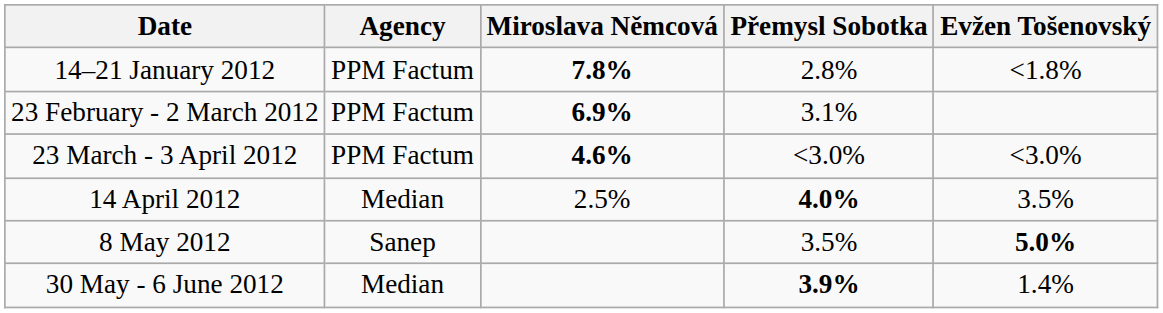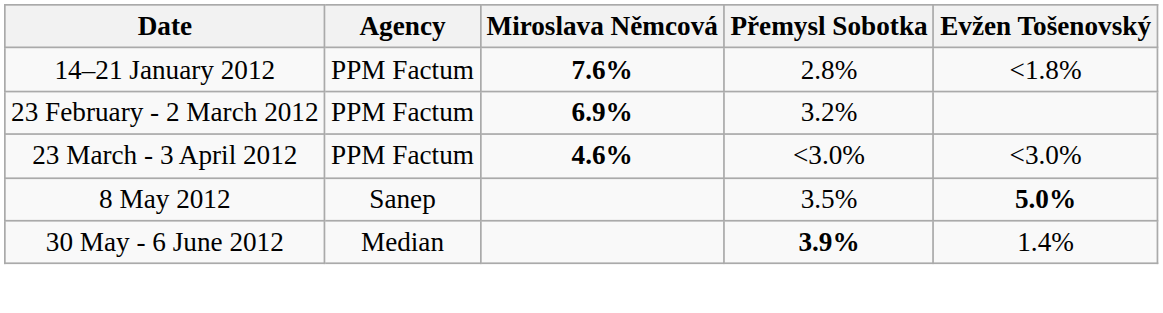(602, 69) 7.8% -> (602, 69) 7.6%
(829, 112) 3.1% -> (829, 112) 3.2%
- row: (165, 198)
